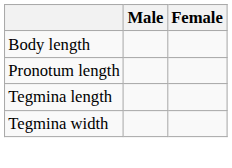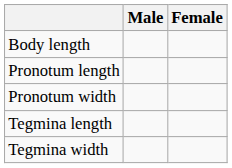+ row: (62, 96)
